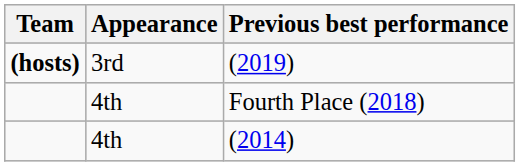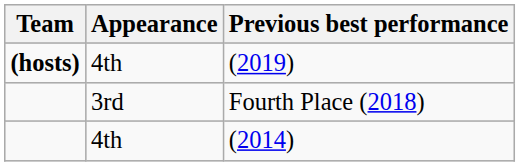(107, 62) 3rd -> (107, 62) 4th
(107, 101) 4th -> (107, 101) 3rd
